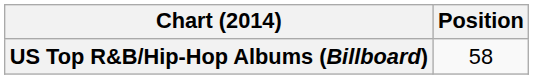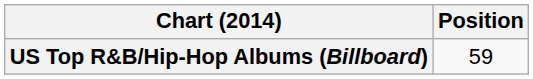(481, 56) 58 -> (481, 56) 59
